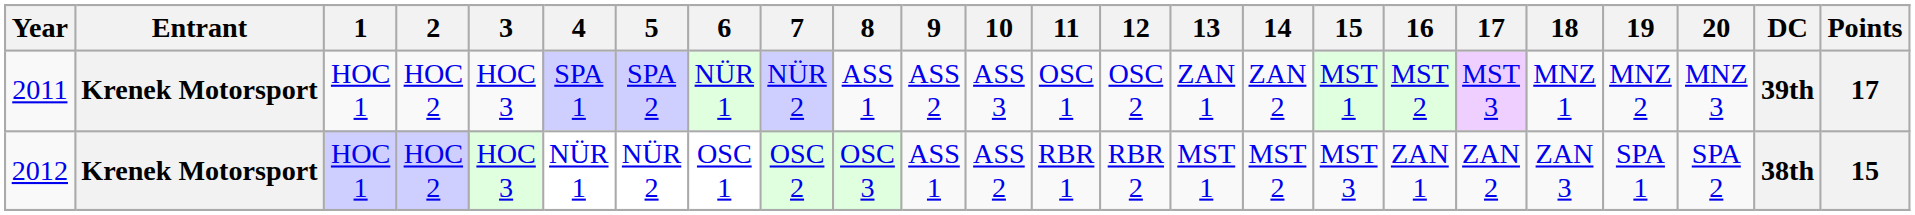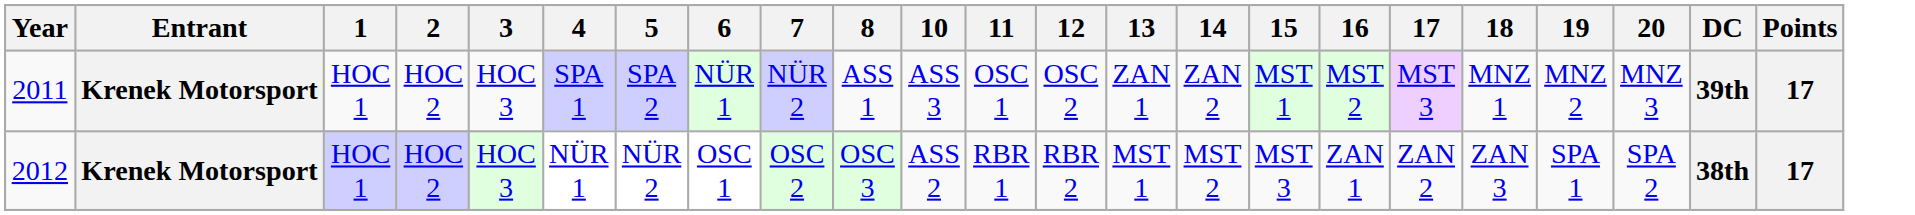- column: (934, 27)
(1865, 169) 15 -> (1800, 169) 17
